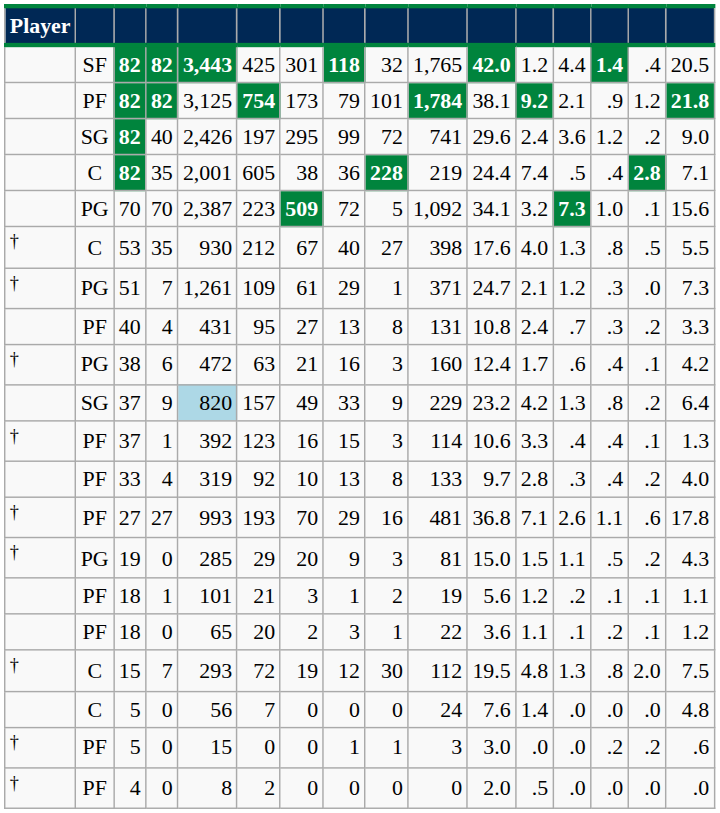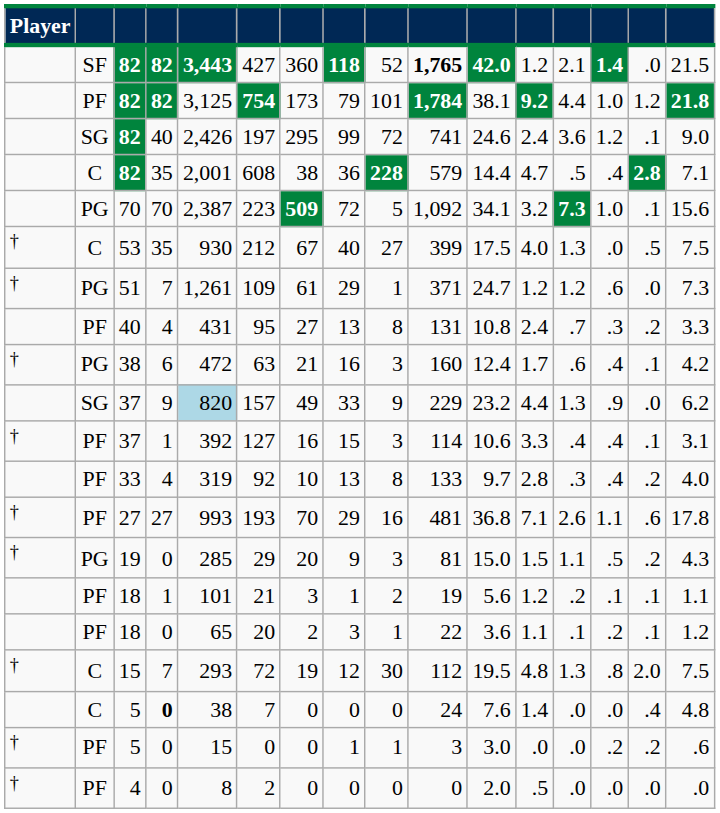(259, 64) 425 -> (259, 64) 427
(302, 64) 301 -> (302, 64) 360
(392, 64) 32 -> (392, 64) 52
(438, 64) normal -> (438, 64) bold
(572, 64) 4.4 -> (572, 64) 2.1
(652, 64) .4 -> (652, 64) .0
(690, 64) 20.5 -> (690, 64) 21.5
(572, 100) 2.1 -> (572, 100) 4.4
(615, 100) .9 -> (610, 100) 1.0
(492, 136) 29.6 -> (492, 136) 24.6
(652, 136) .2 -> (652, 136) .1
(259, 172) 605 -> (259, 172) 608
(446, 172) 219 -> (446, 172) 579
(492, 172) 24.4 -> (492, 172) 14.4
(534, 172) 7.4 -> (534, 172) 4.7
(446, 247) 398 -> (446, 247) 399
(492, 247) 17.6 -> (492, 247) 17.5
(615, 247) .8 -> (615, 247) .0
(695, 247) 5.5 -> (695, 247) 7.5
(534, 287) 2.1 -> (534, 287) 1.2
(615, 287) .3 -> (615, 287) .6
(534, 402) 4.2 -> (534, 402) 4.4
(615, 402) .8 -> (615, 402) .9
(652, 402) .2 -> (652, 402) .0
(695, 402) 6.4 -> (695, 402) 6.2
(259, 440) 123 -> (259, 440) 127
(695, 440) 1.3 -> (695, 440) 3.1
(167, 708) normal -> (167, 708) bold
(221, 708) 56 -> (221, 708) 38
(652, 708) .0 -> (652, 708) .4
